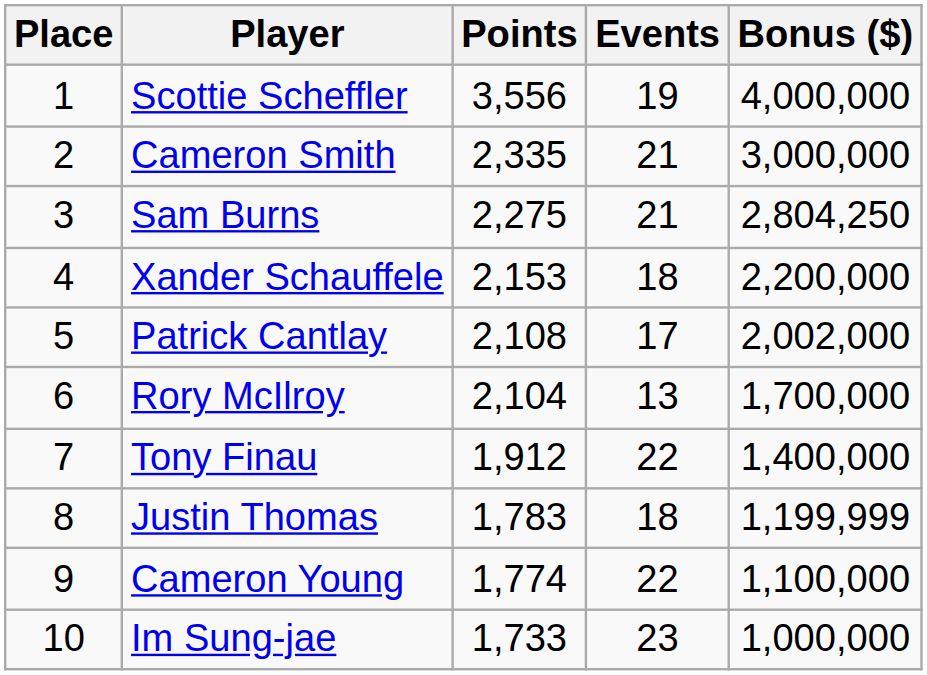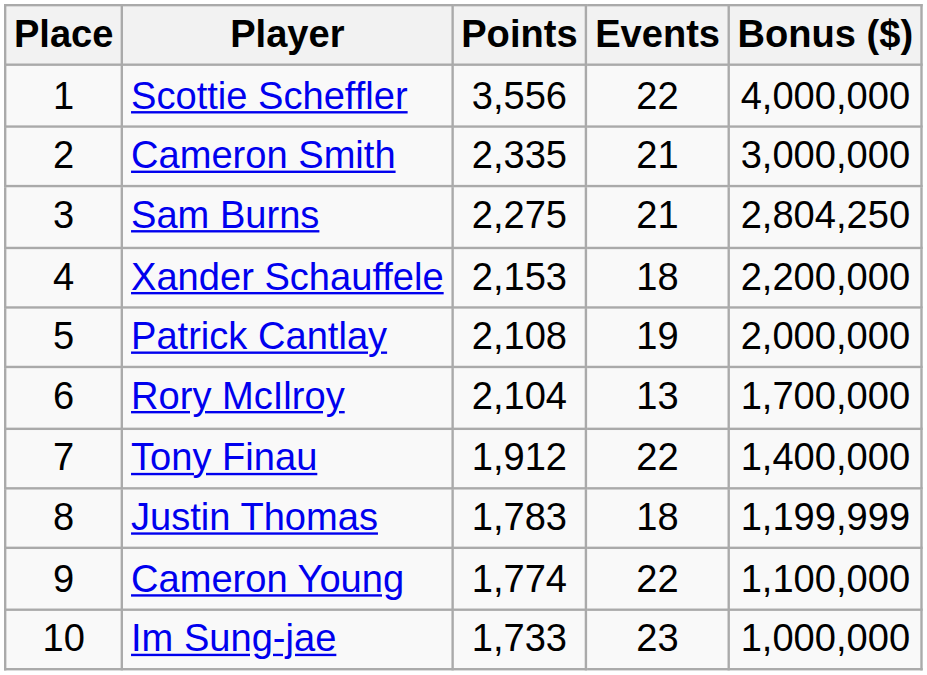(658, 95) 19 -> (658, 95) 22
(658, 336) 17 -> (658, 336) 19
(825, 336) 2,002,000 -> (825, 336) 2,000,000
